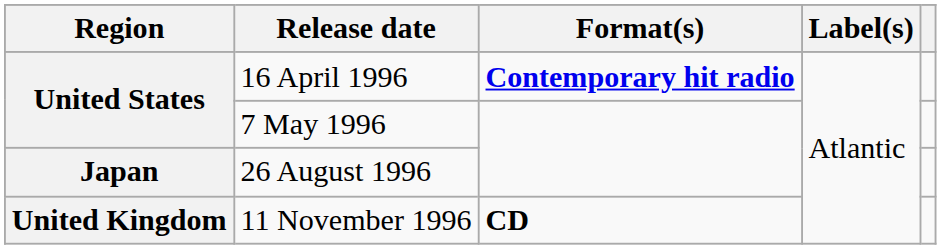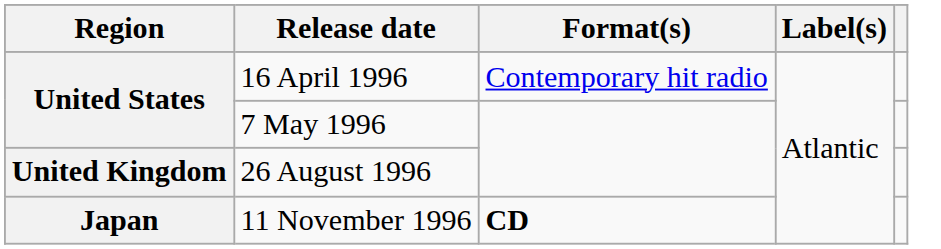(640, 76) bold -> (627, 76) normal
(119, 171) Japan -> (119, 171) United Kingdom
(119, 219) United Kingdom -> (119, 219) Japan
